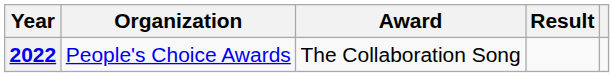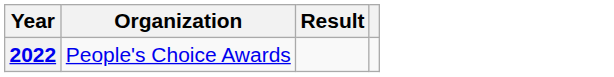- column: (411, 21)
